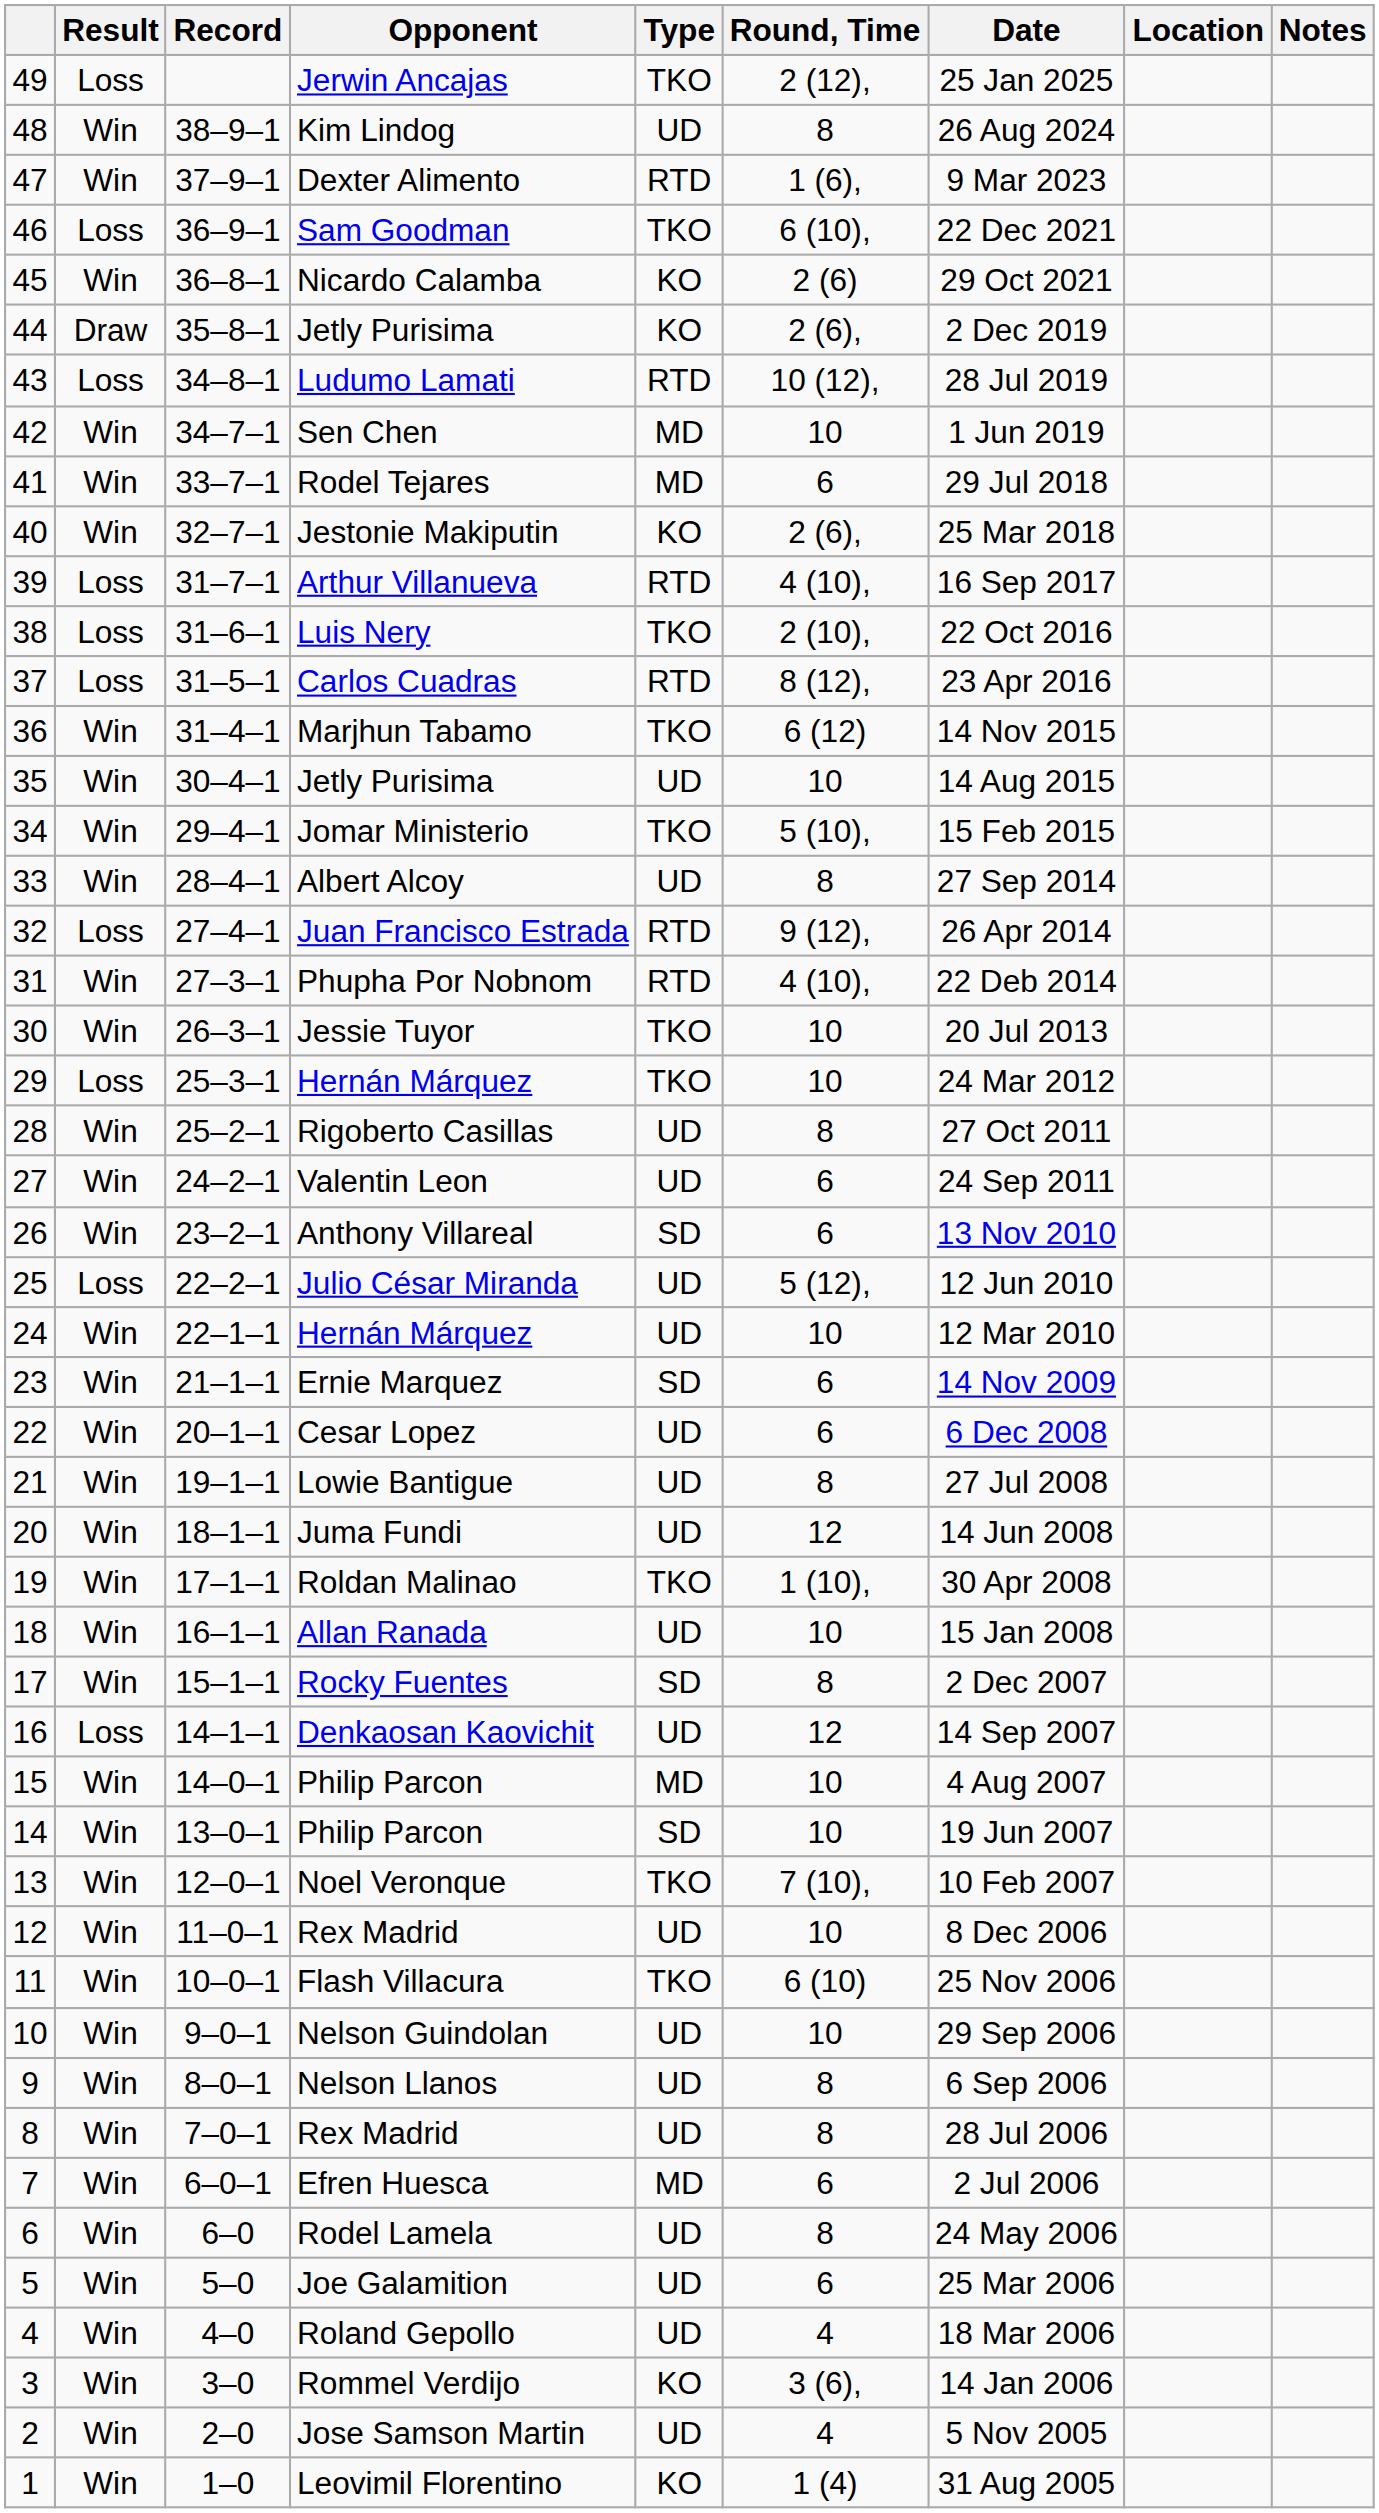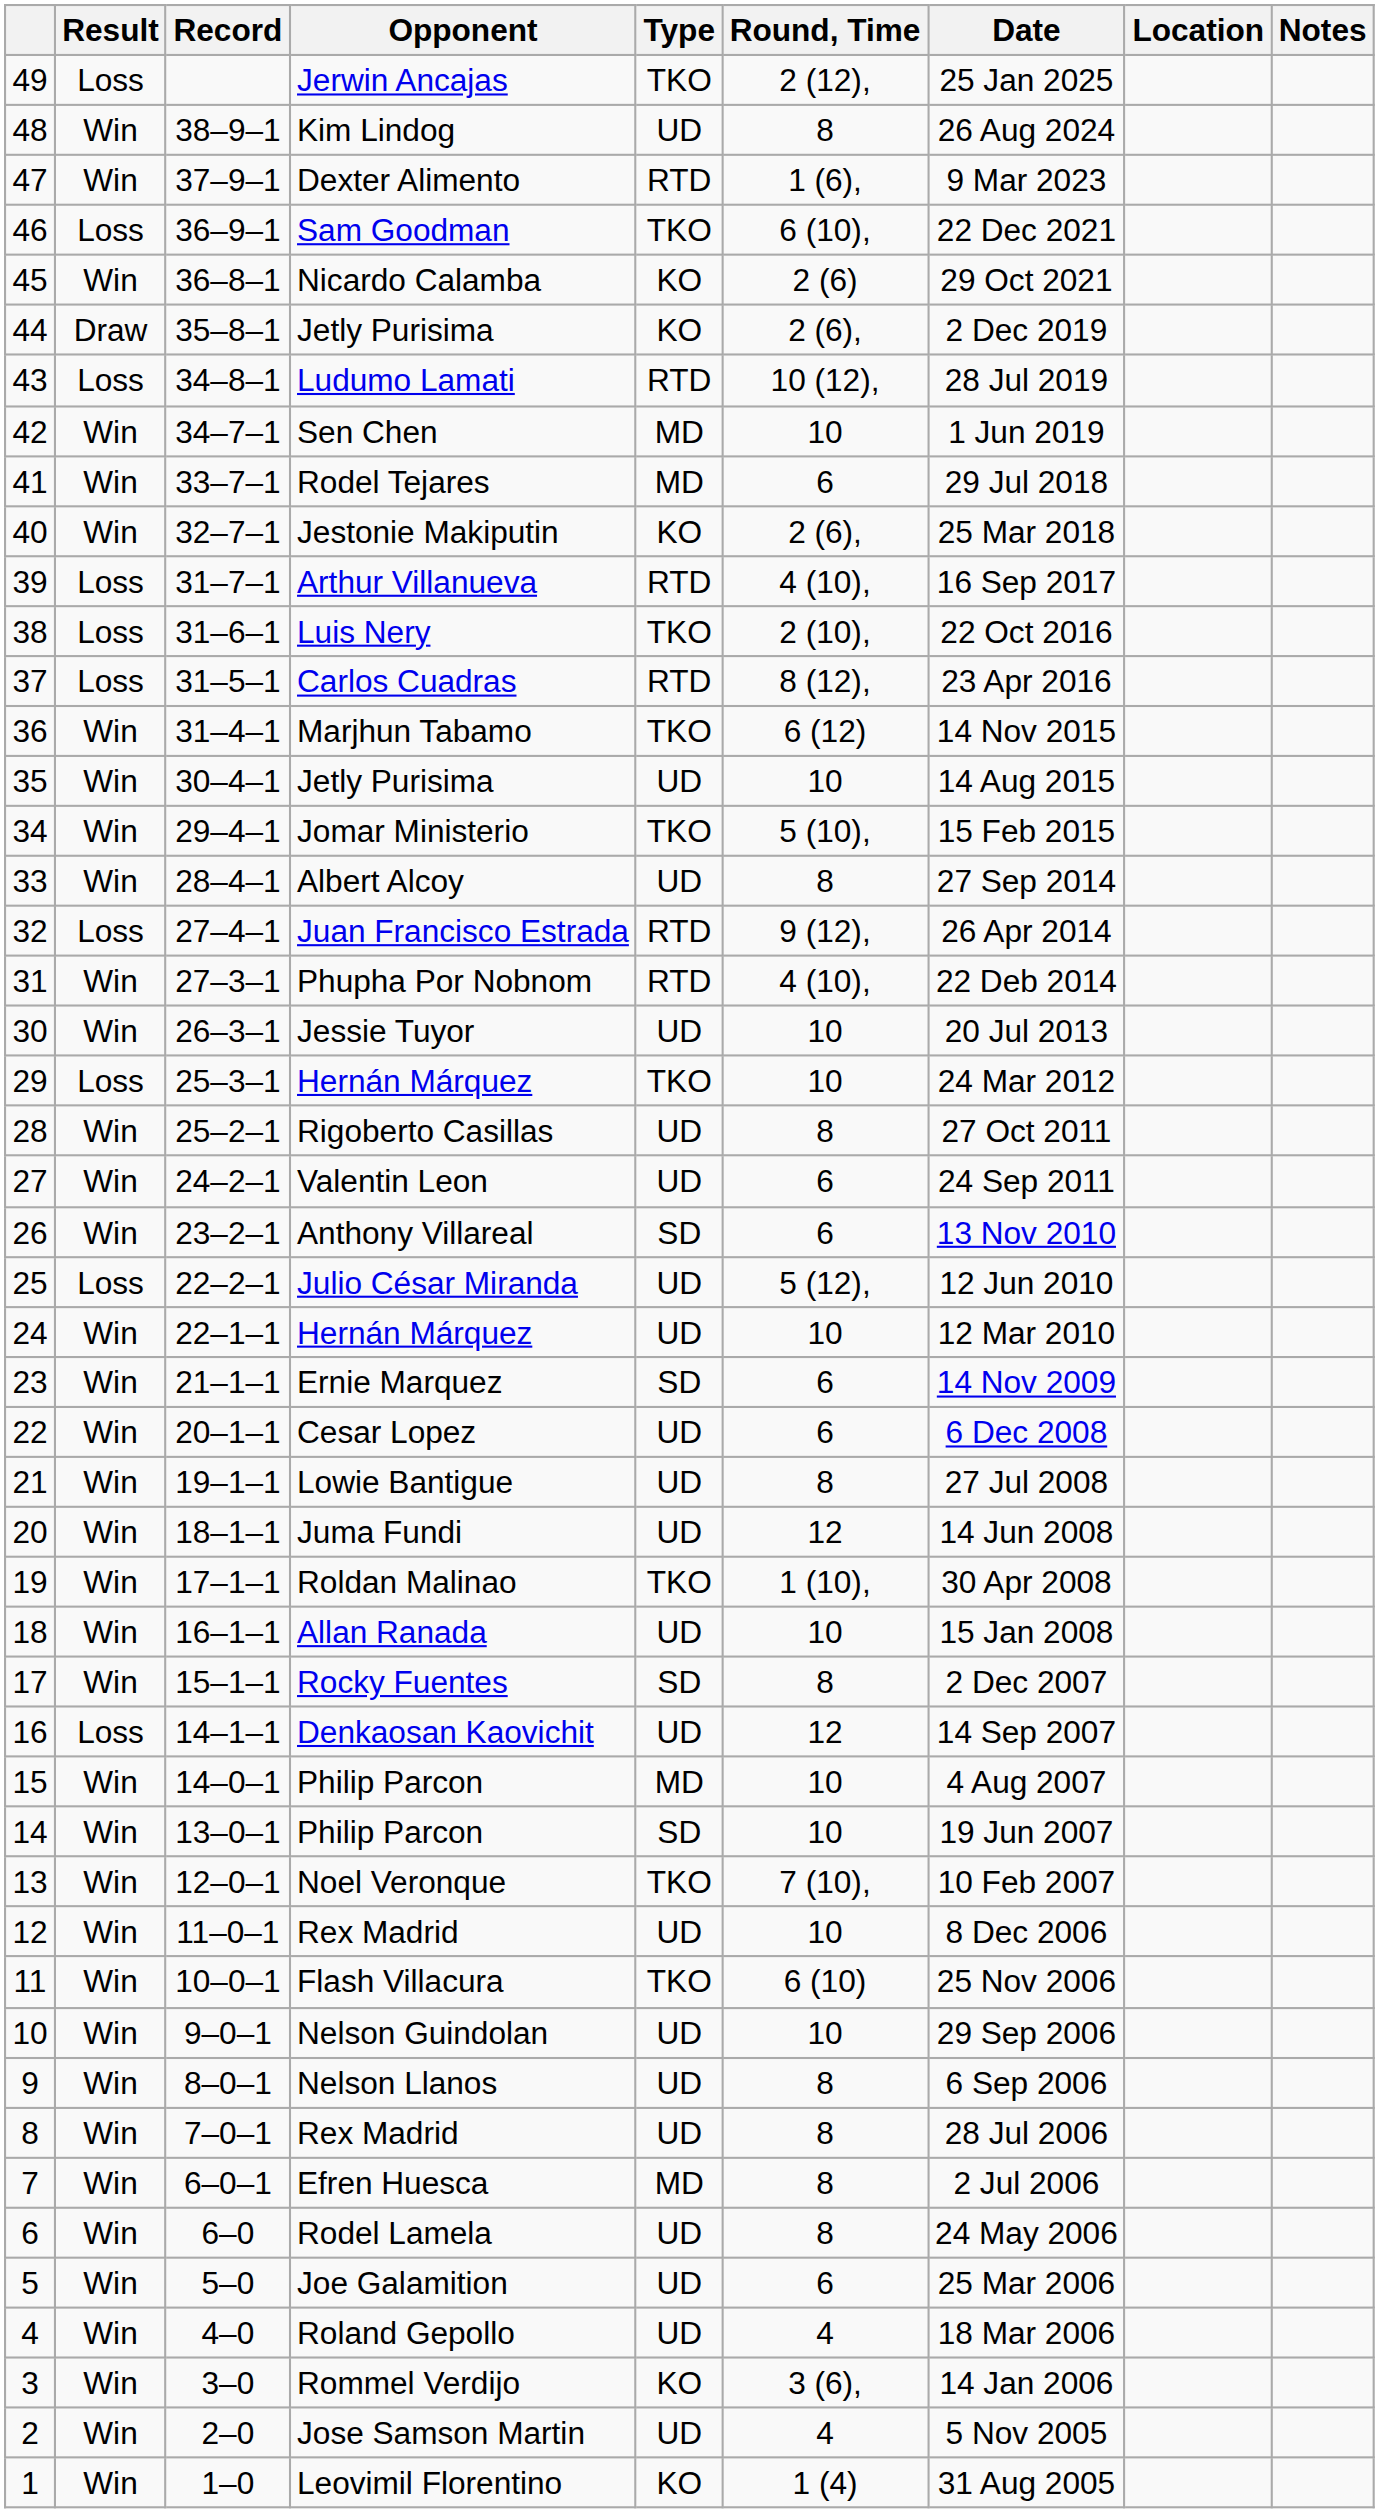(679, 1031) TKO -> (679, 1031) UD
(825, 2182) 6 -> (825, 2182) 8
